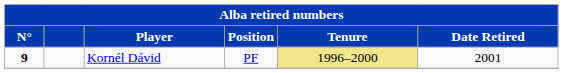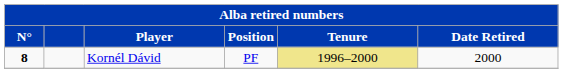(24, 57) 9 -> (24, 57) 8
(488, 57) 2001 -> (488, 57) 2000
